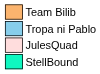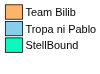- row: (52, 45)
